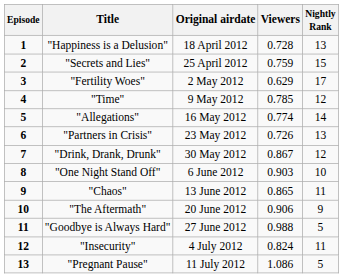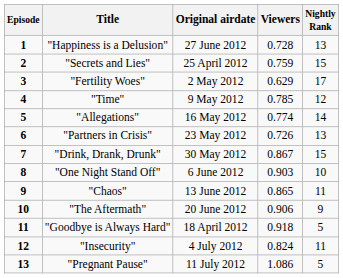(216, 44) 18 April 2012 -> (216, 44) 27 June 2012
(320, 154) 12 -> (320, 154) 15
(216, 227) 27 June 2012 -> (216, 227) 18 April 2012
(280, 227) 0.988 -> (280, 227) 0.918
